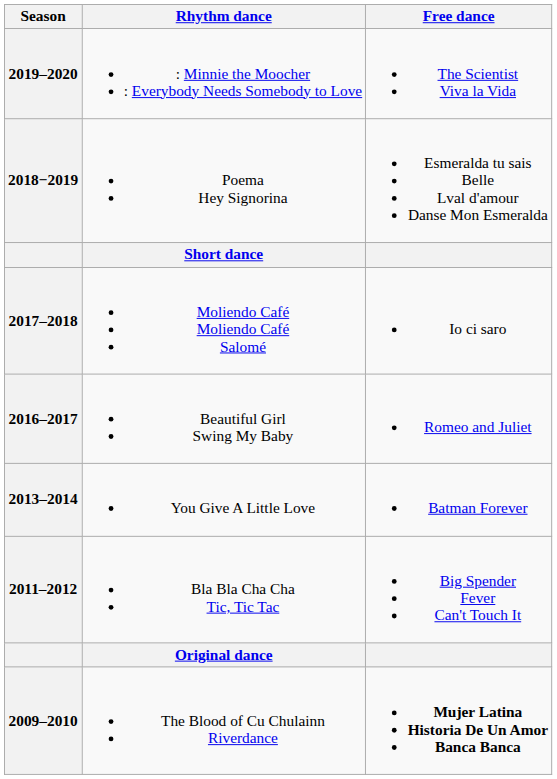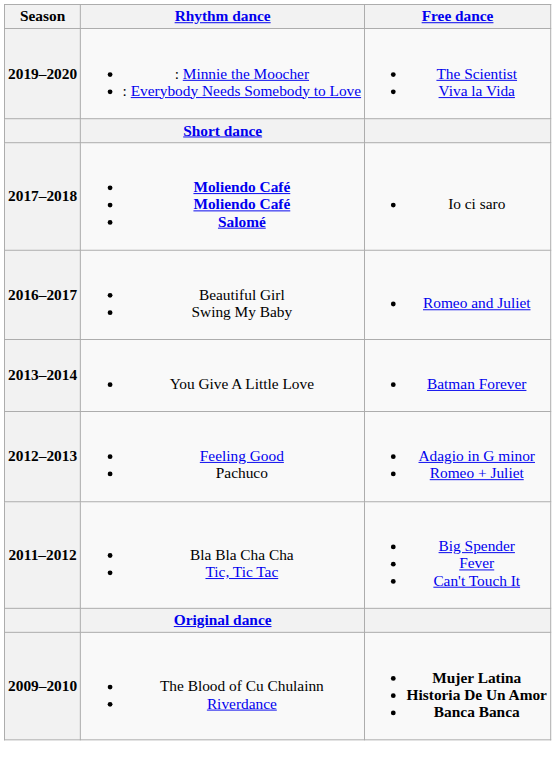- row: (43, 180)
(224, 329) normal -> (223, 205) bold
+ row: (43, 456)
